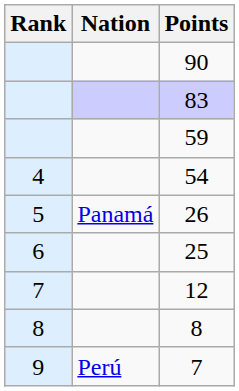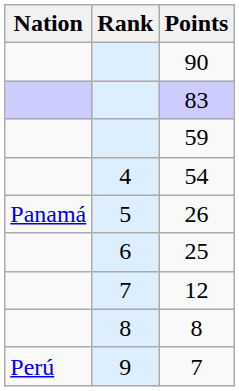columns swapped: (38, 23) <-> (115, 23)
